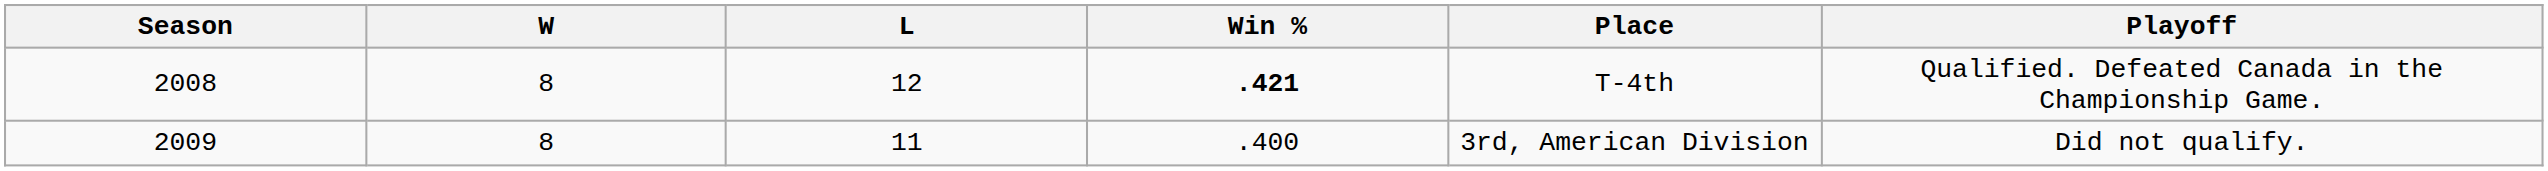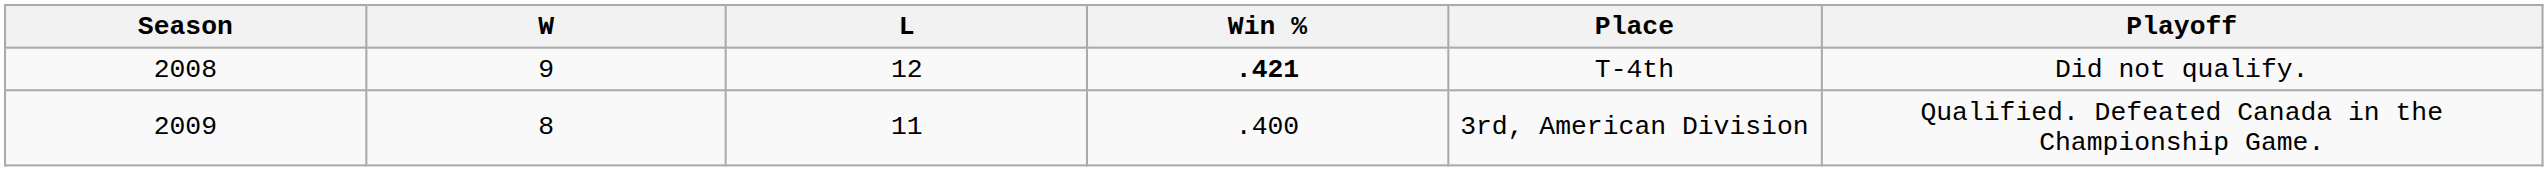(546, 85) 8 -> (546, 70) 9
(2182, 85) Qualified. Defeated Canada in the Championship Game. -> (2182, 70) Did not qualify.
(2182, 143) Did not qualify. -> (2182, 128) Qualified. Defeated Canada in the Championship Game.
